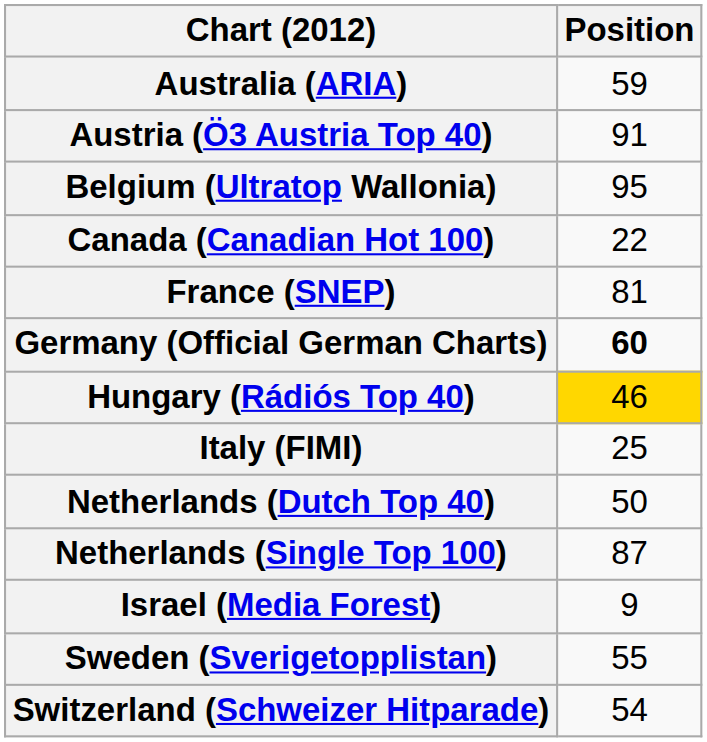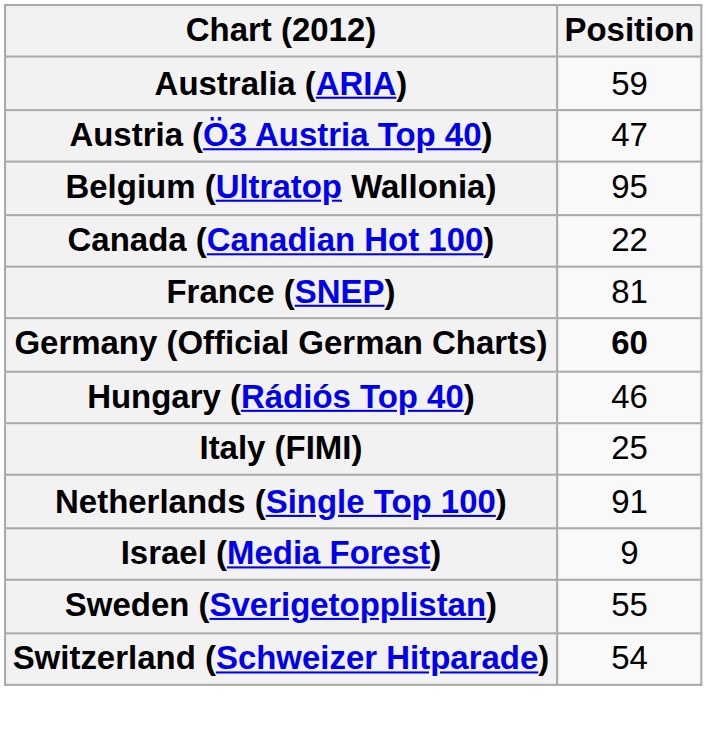(629, 135) 91 -> (629, 135) 47
(629, 396) gold background -> (629, 396) no background
- row: (281, 501)
(629, 553) 87 -> (629, 501) 91
